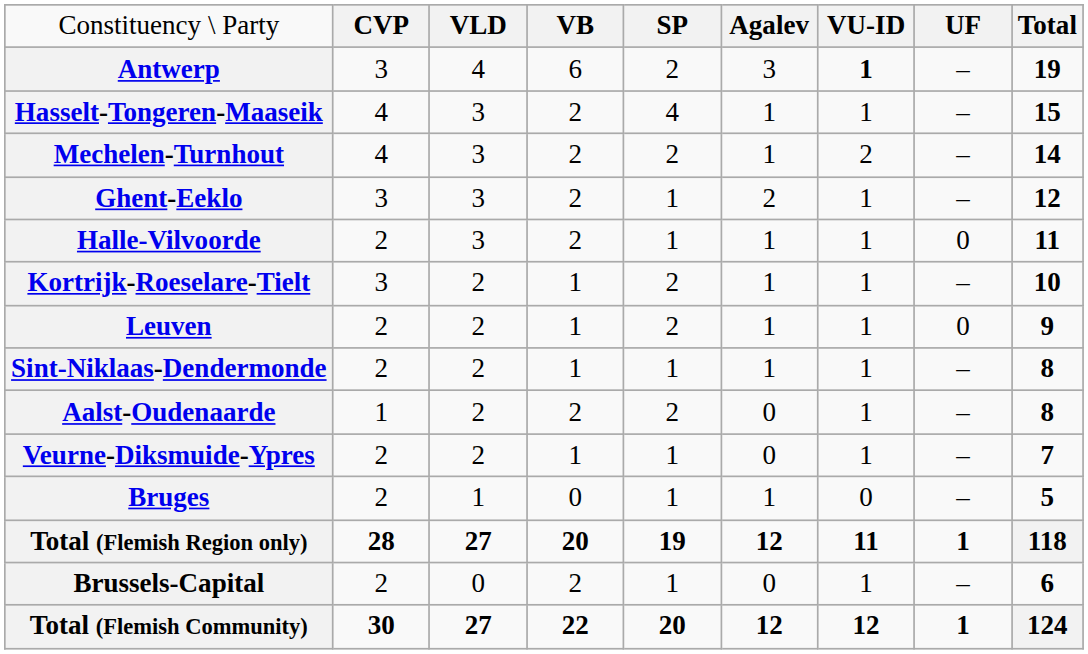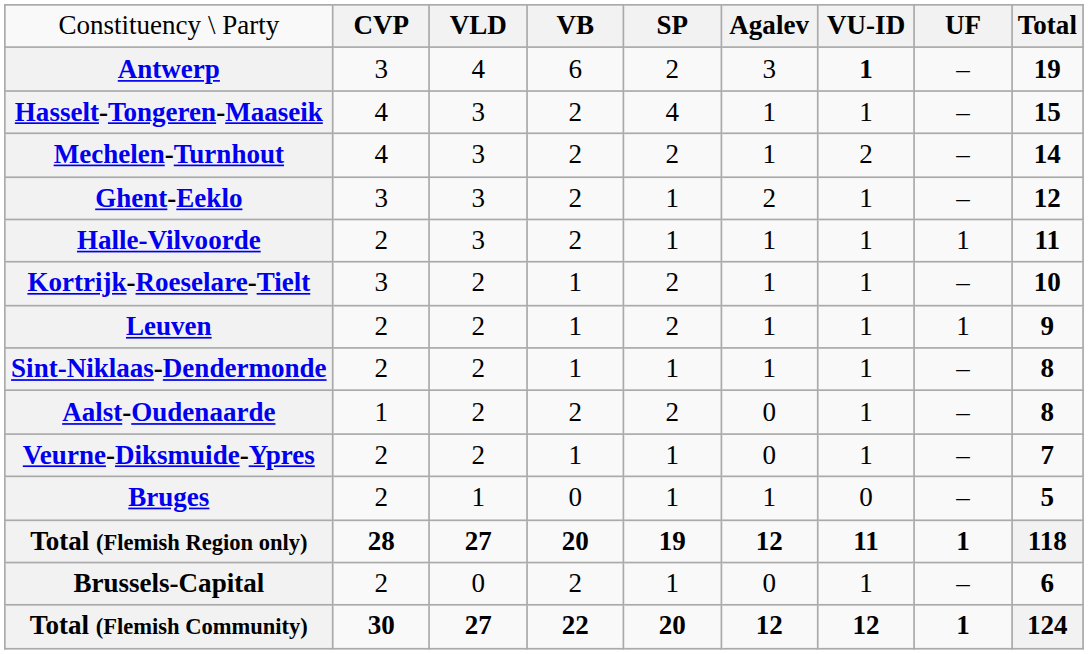(963, 240) 0 -> (963, 240) 1
(963, 326) 0 -> (963, 326) 1
